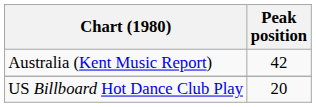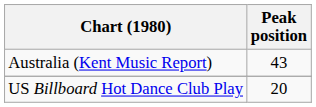(279, 62) 42 -> (279, 62) 43
